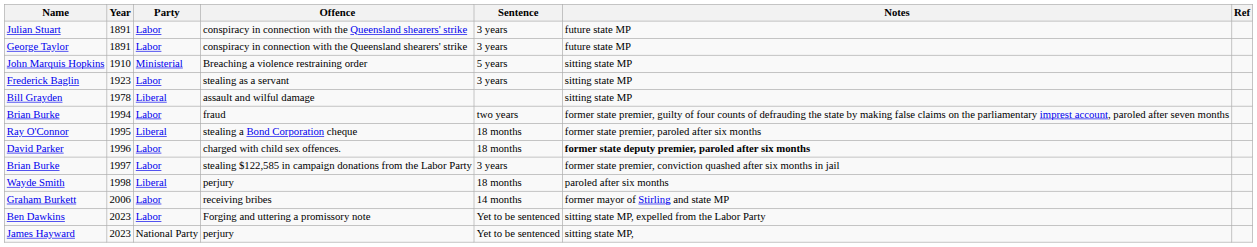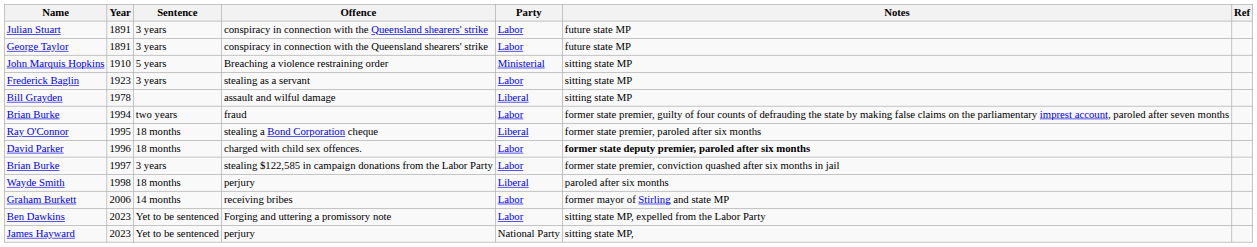columns swapped: (167, 13) <-> (518, 13)
